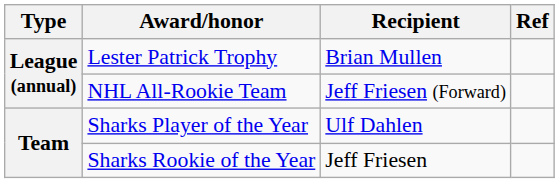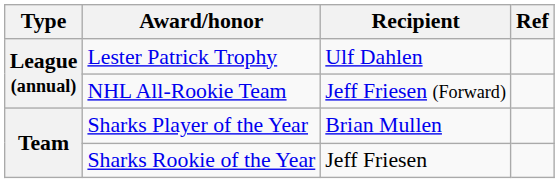(384, 56) Brian Mullen -> (374, 56) Ulf Dahlen
(374, 125) Ulf Dahlen -> (384, 125) Brian Mullen
